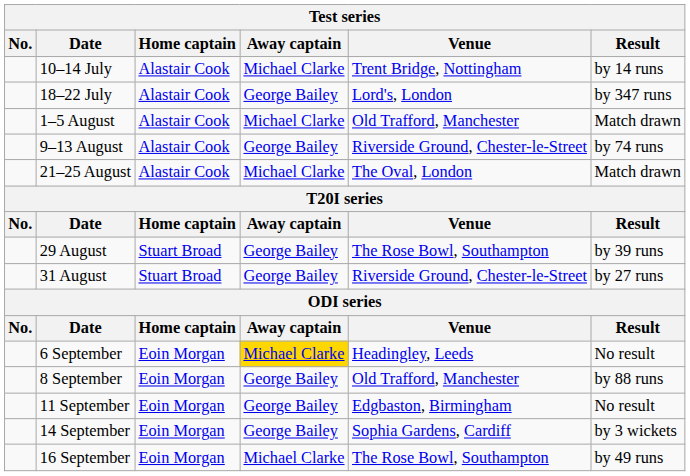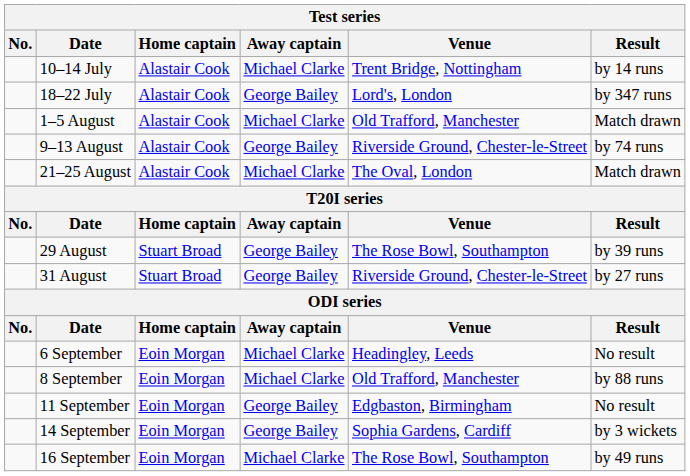(294, 353) gold background -> (294, 353) no background
(291, 379) George Bailey -> (294, 379) Michael Clarke
